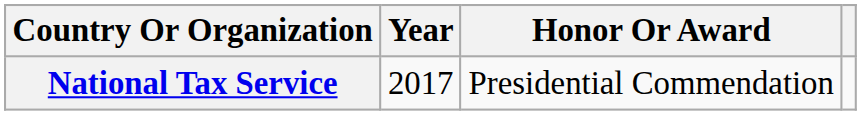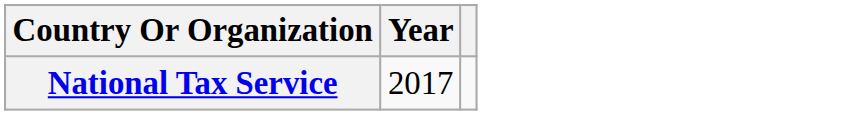- column: (651, 30)
